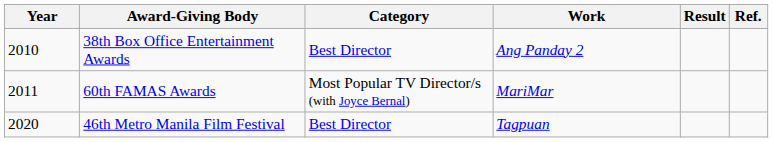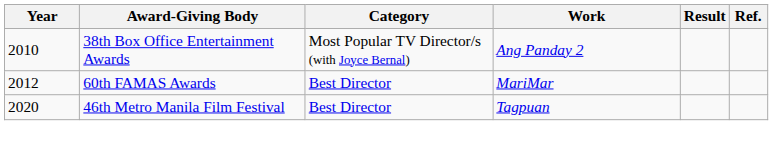(350, 49) Best Director -> (395, 49) Most Popular TV Director/s (with Joyce Bernal)
(23, 91) 2011 -> (23, 82) 2012
(395, 91) Most Popular TV Director/s (with Joyce Bernal) -> (350, 82) Best Director
